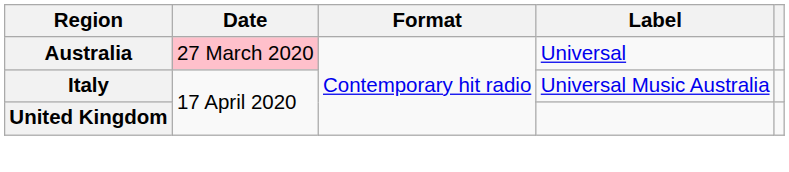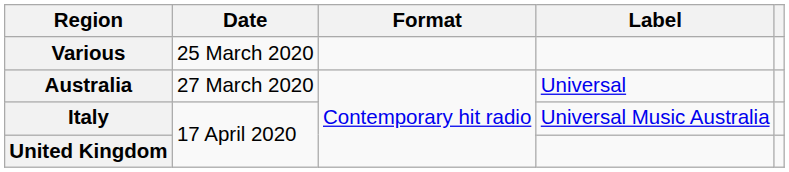+ row: (88, 53)
(245, 53) pink background -> (245, 85) no background
